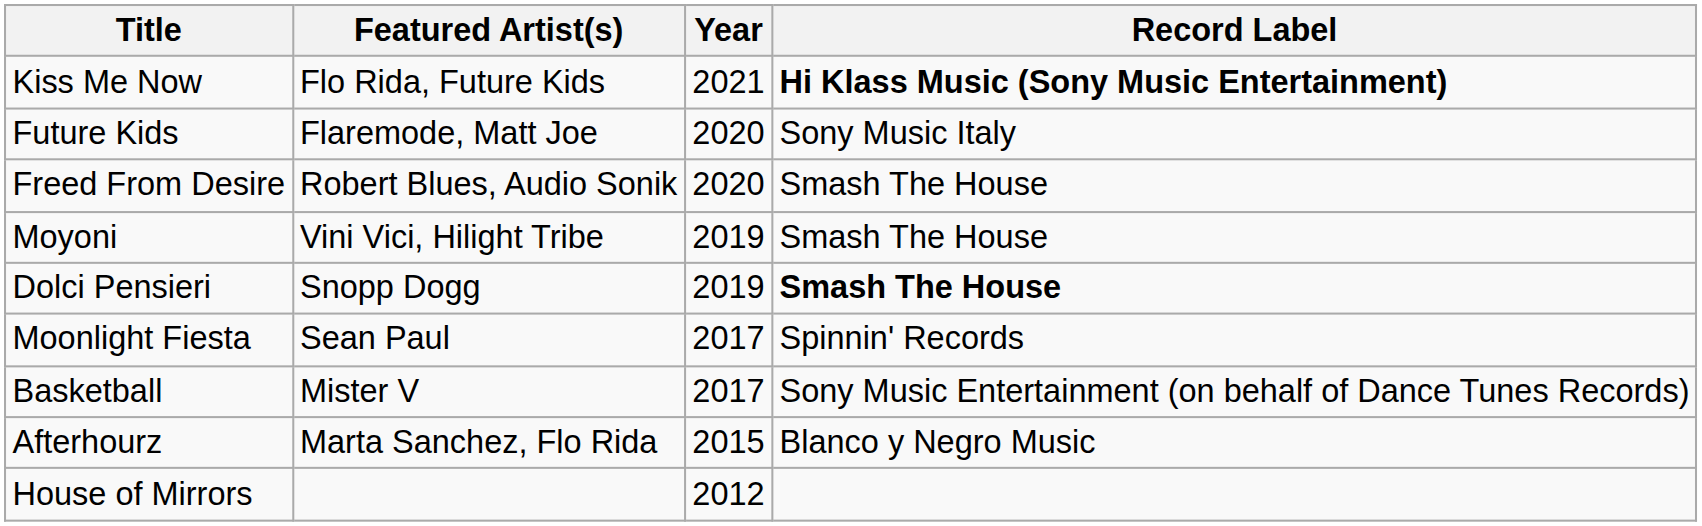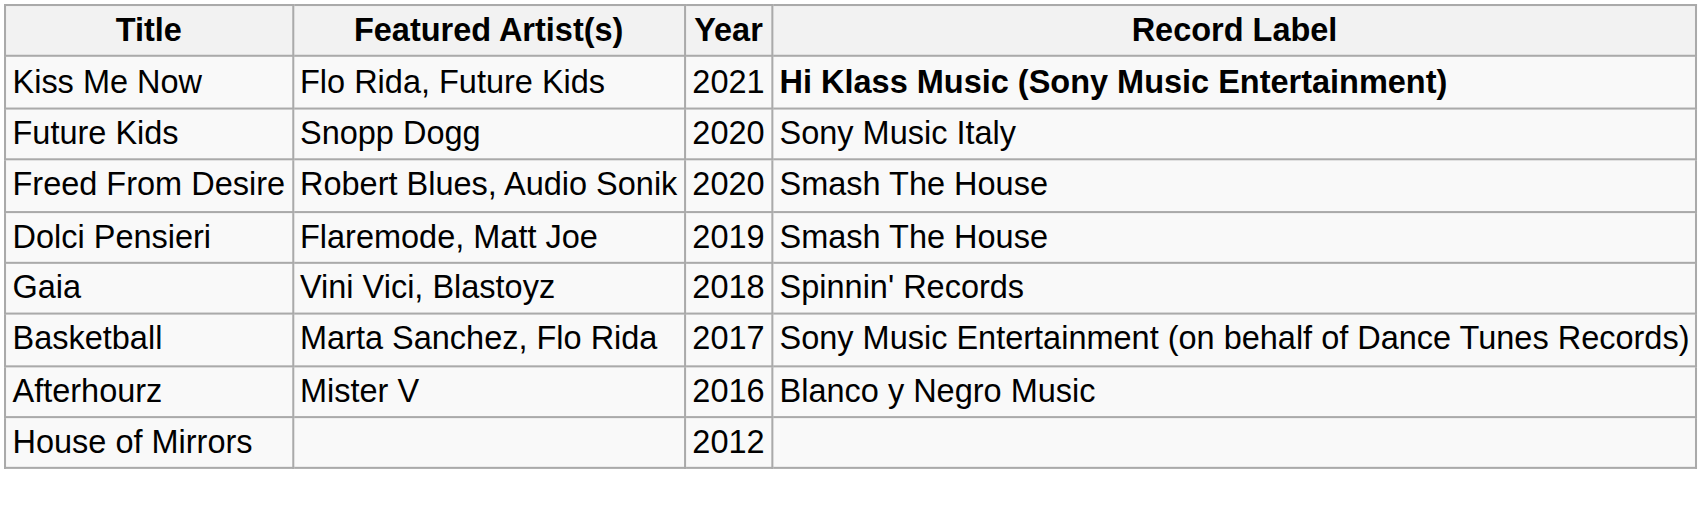(449, 133) Flaremode, Matt Joe -> (390, 133) Snopp Dogg
- row: (65, 236)
(390, 287) Snopp Dogg -> (449, 236) Flaremode, Matt Joe
(920, 287) bold -> (914, 236) normal
+ row: (47, 287)
- row: (132, 339)
(360, 390) Mister V -> (479, 339) Marta Sanchez, Flo Rida
(479, 442) Marta Sanchez, Flo Rida -> (360, 390) Mister V
(728, 442) 2015 -> (728, 390) 2016
